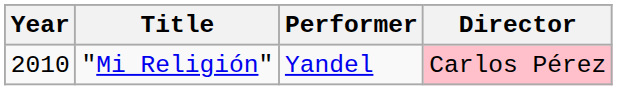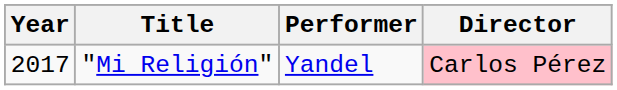(40, 65) 2010 -> (40, 65) 2017
